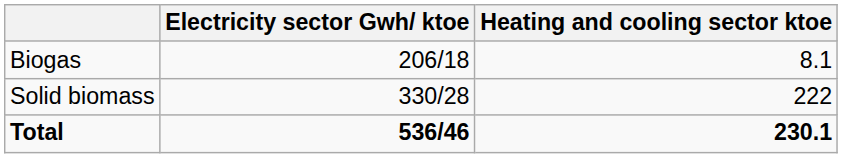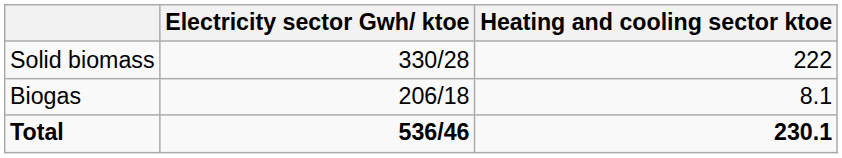rows swapped: (82, 96) <-> (46, 59)
